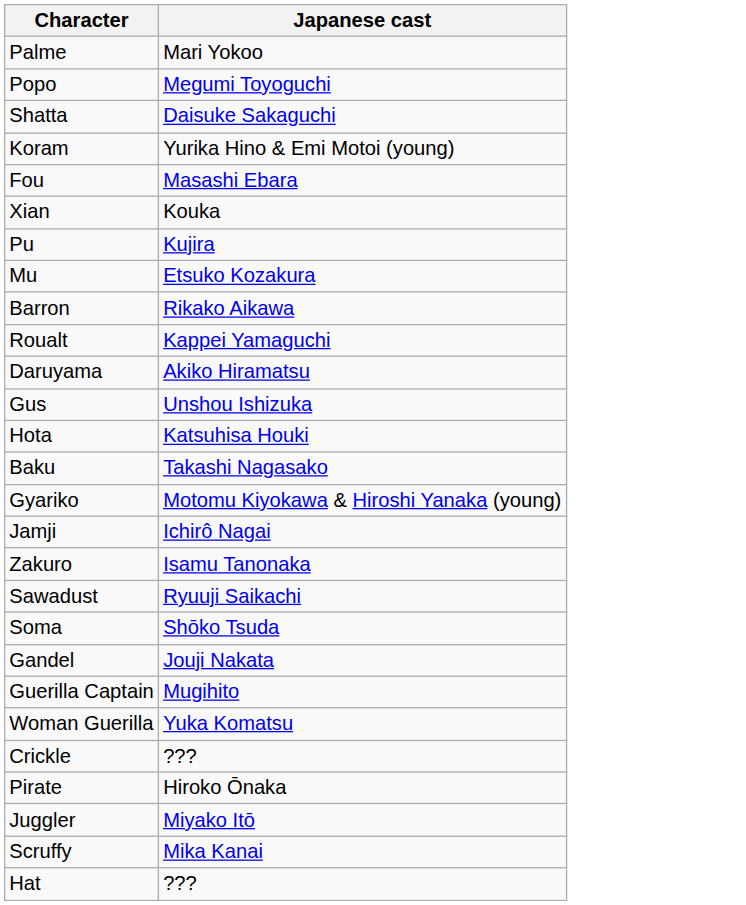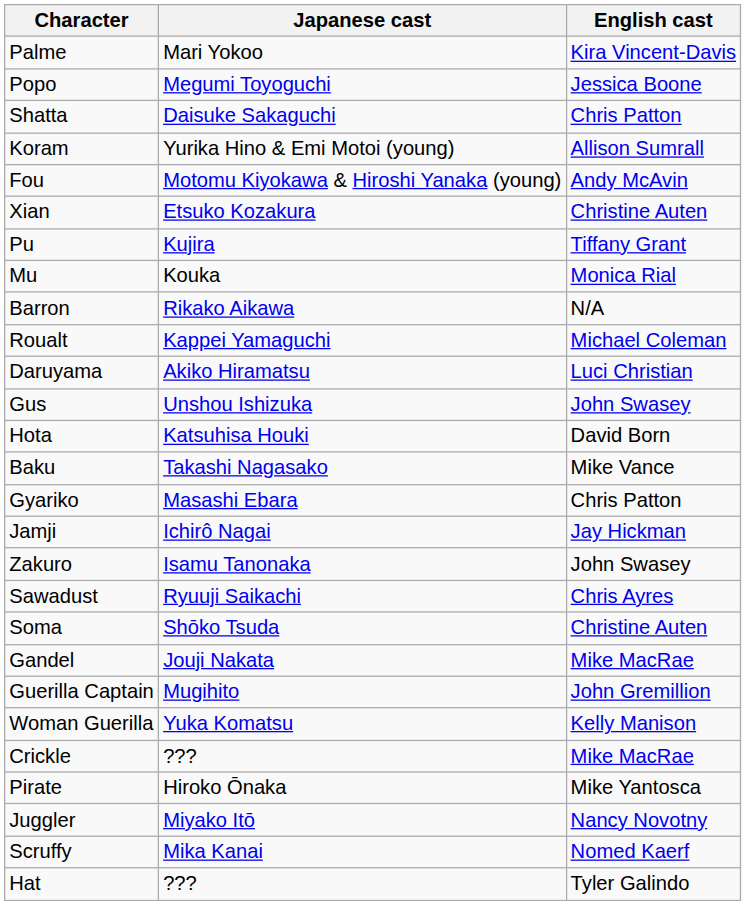+ column: (653, 20)
(230, 180) Masashi Ebara -> (362, 180) Motomu Kiyokawa & Hiroshi Yanaka (young)
(192, 212) Kouka -> (239, 212) Etsuko Kozakura
(239, 276) Etsuko Kozakura -> (192, 276) Kouka
(362, 500) Motomu Kiyokawa & Hiroshi Yanaka (young) -> (230, 500) Masashi Ebara
